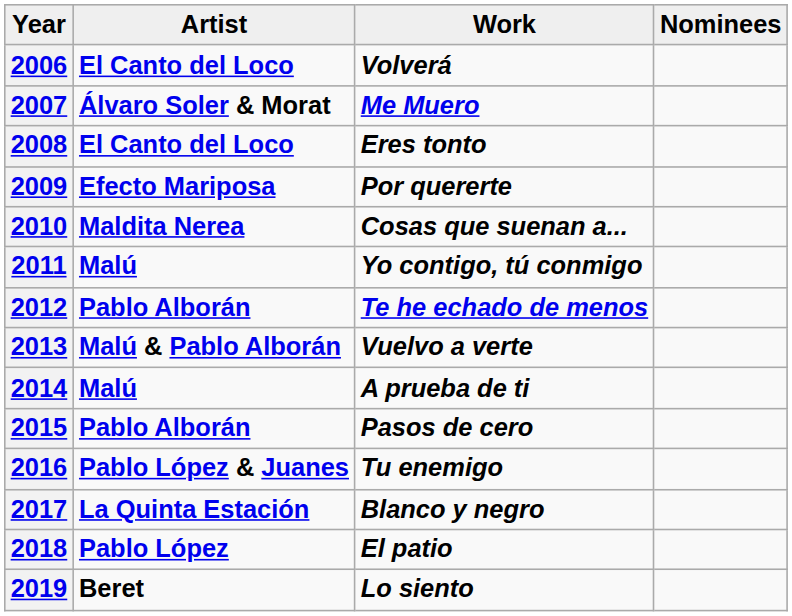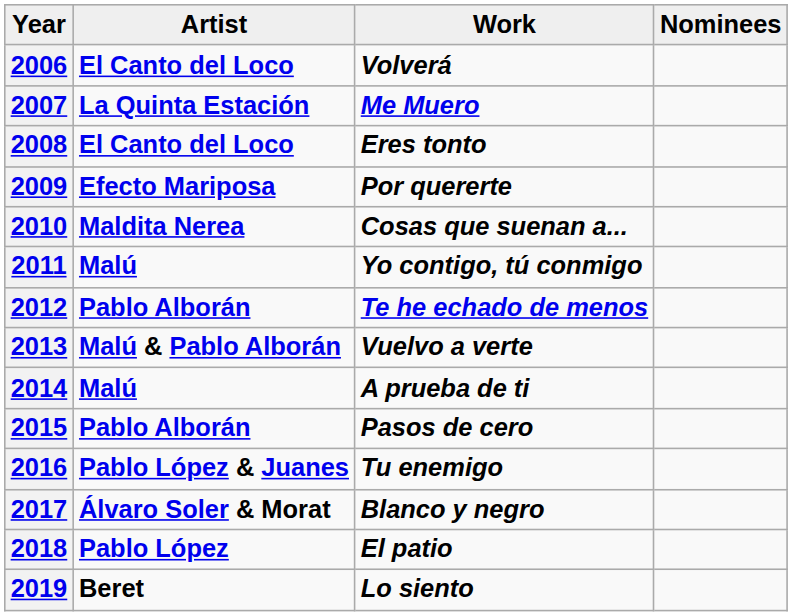(205, 105) Álvaro Soler & Morat -> (194, 105) La Quinta Estación
(194, 508) La Quinta Estación -> (205, 508) Álvaro Soler & Morat
